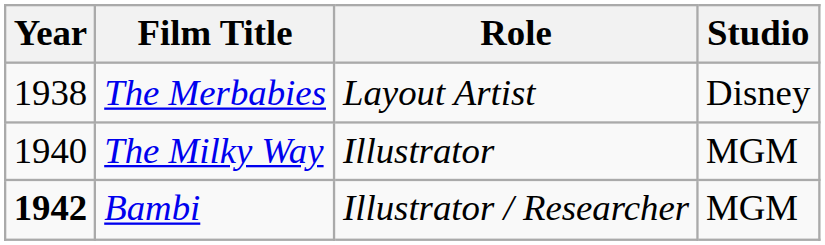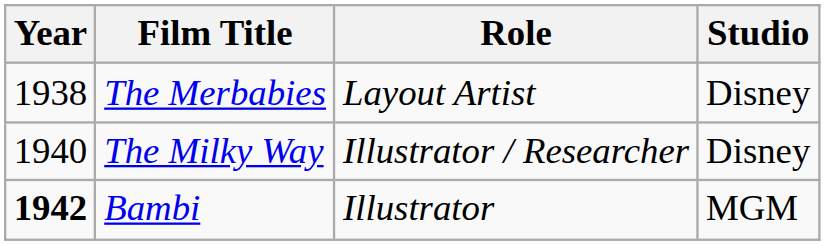(419, 150) Illustrator -> (516, 150) Illustrator / Researcher
(752, 150) MGM -> (758, 150) Disney
(516, 208) Illustrator / Researcher -> (419, 208) Illustrator
